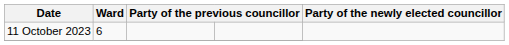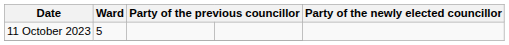(99, 31) 6 -> (99, 31) 5
